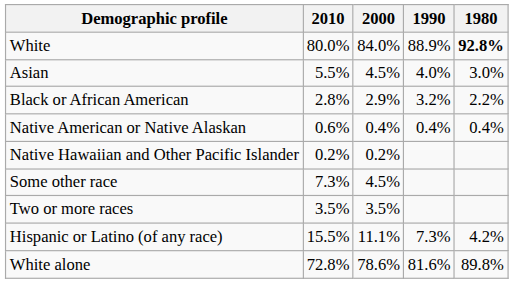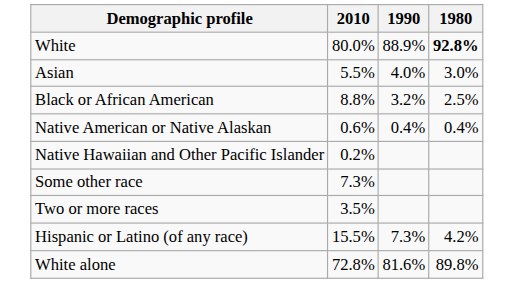- column: (379, 18)
(332, 100) 2.8% -> (357, 100) 8.8%
(486, 100) 2.2% -> (461, 100) 2.5%
